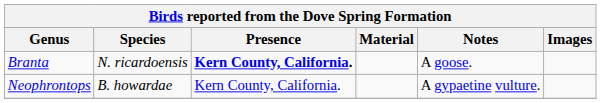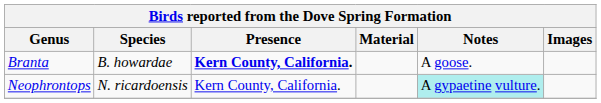(143, 62) N. ricardoensis -> (135, 62) B. howardae
(135, 86) B. howardae -> (143, 86) N. ricardoensis
(481, 86) no background -> (481, 86) paleturquoise background
